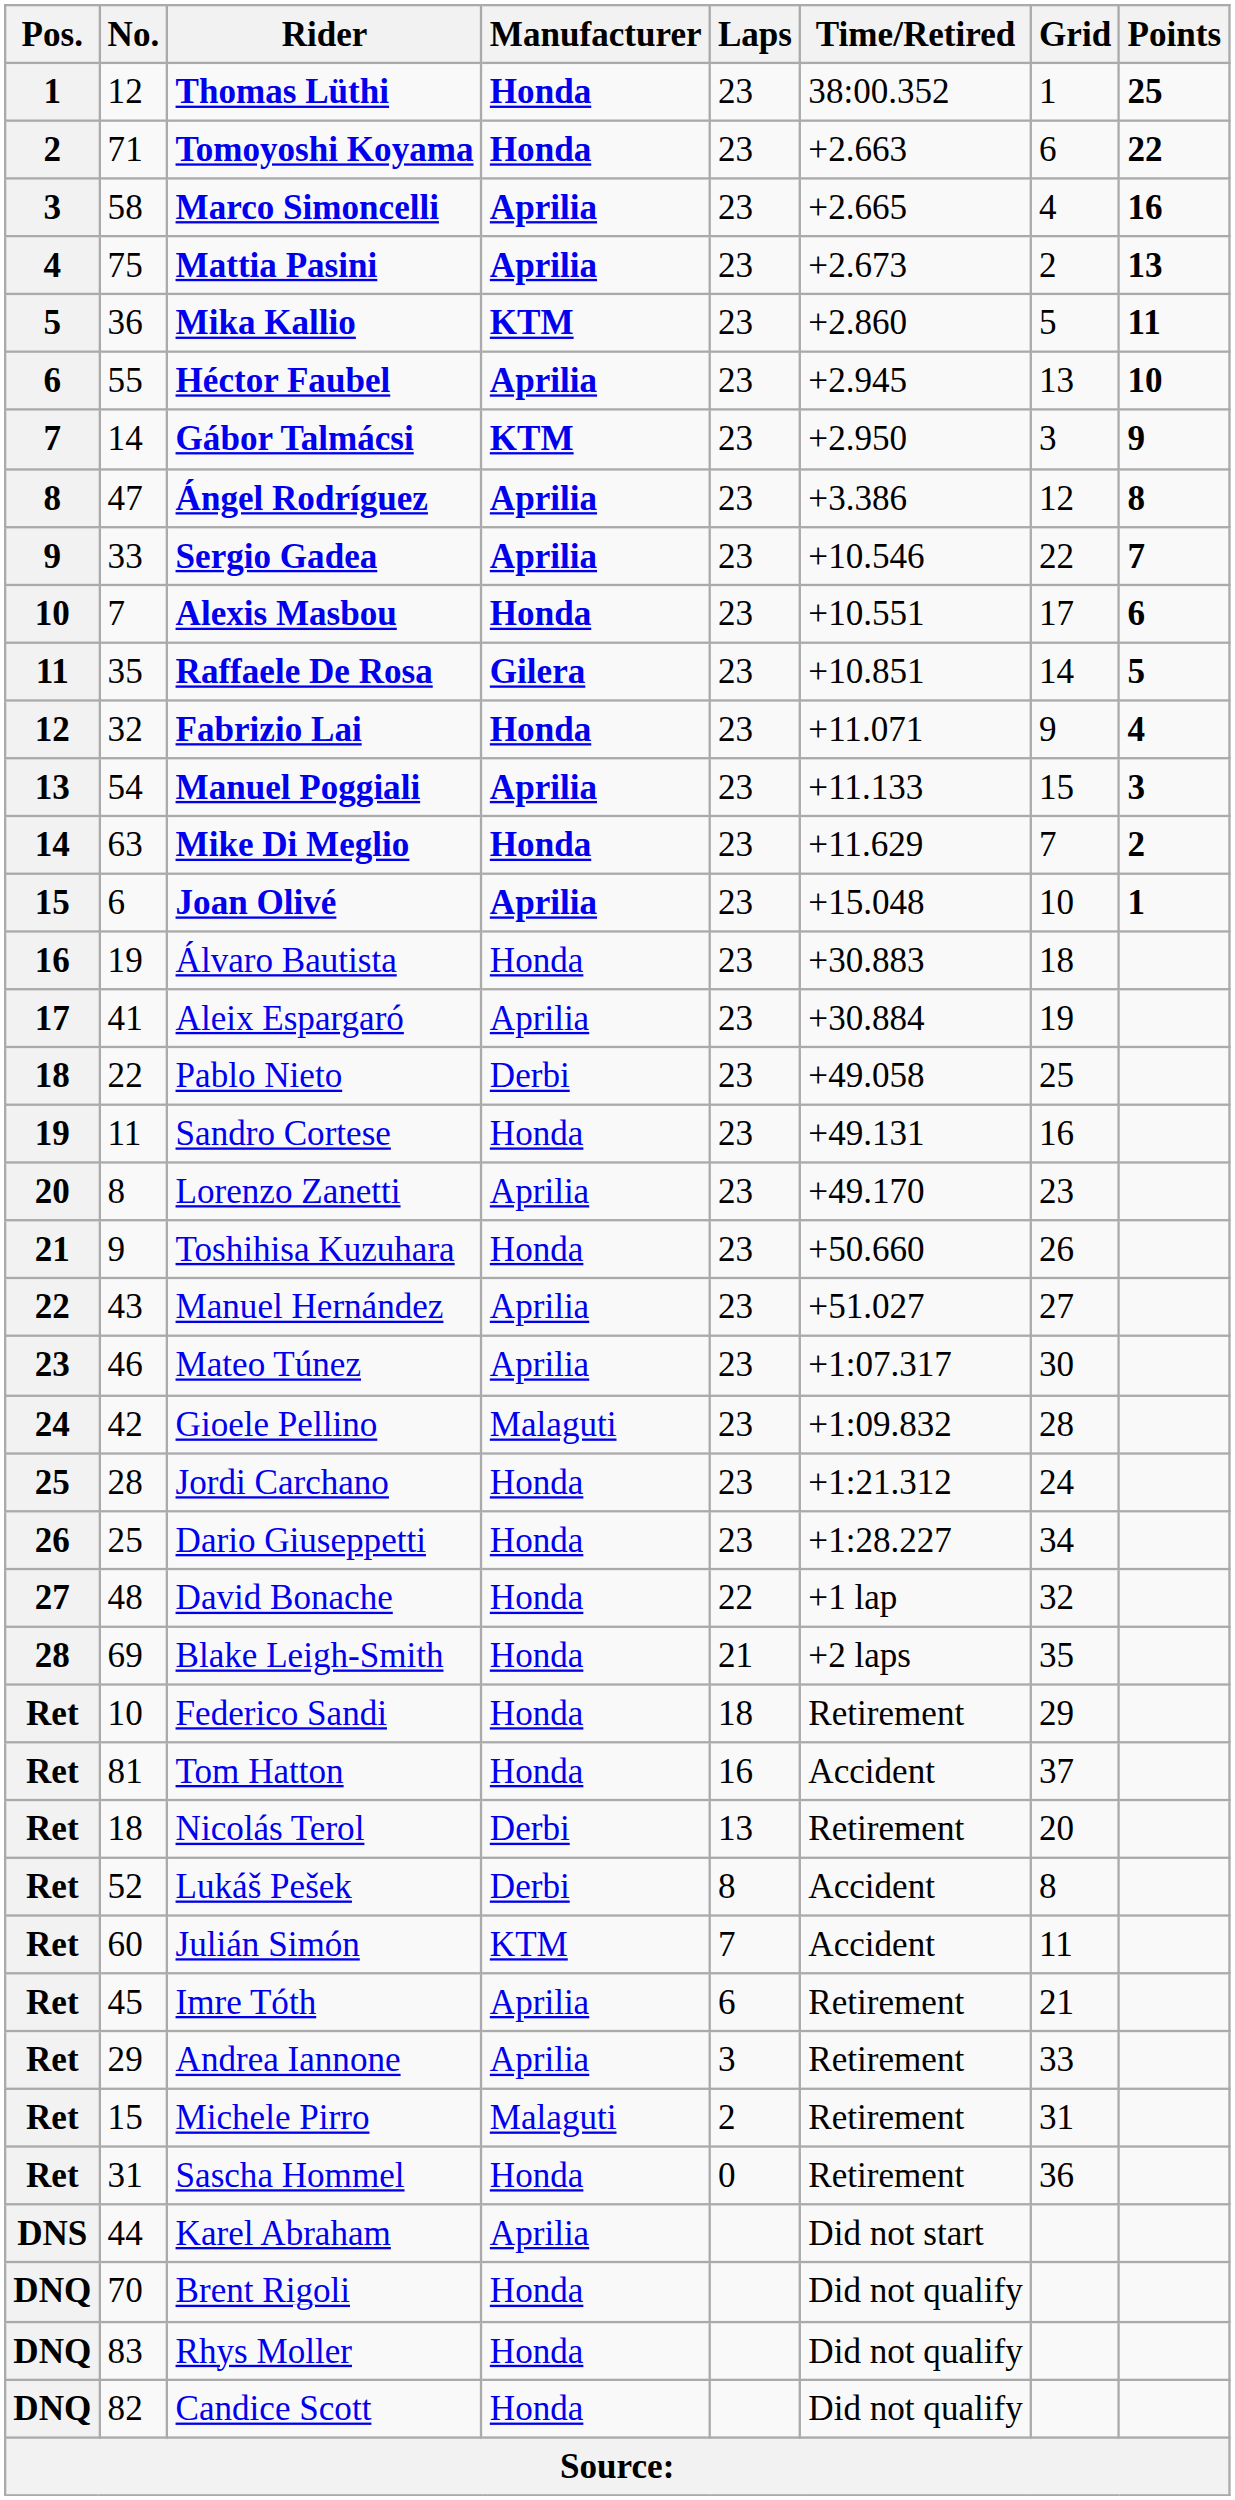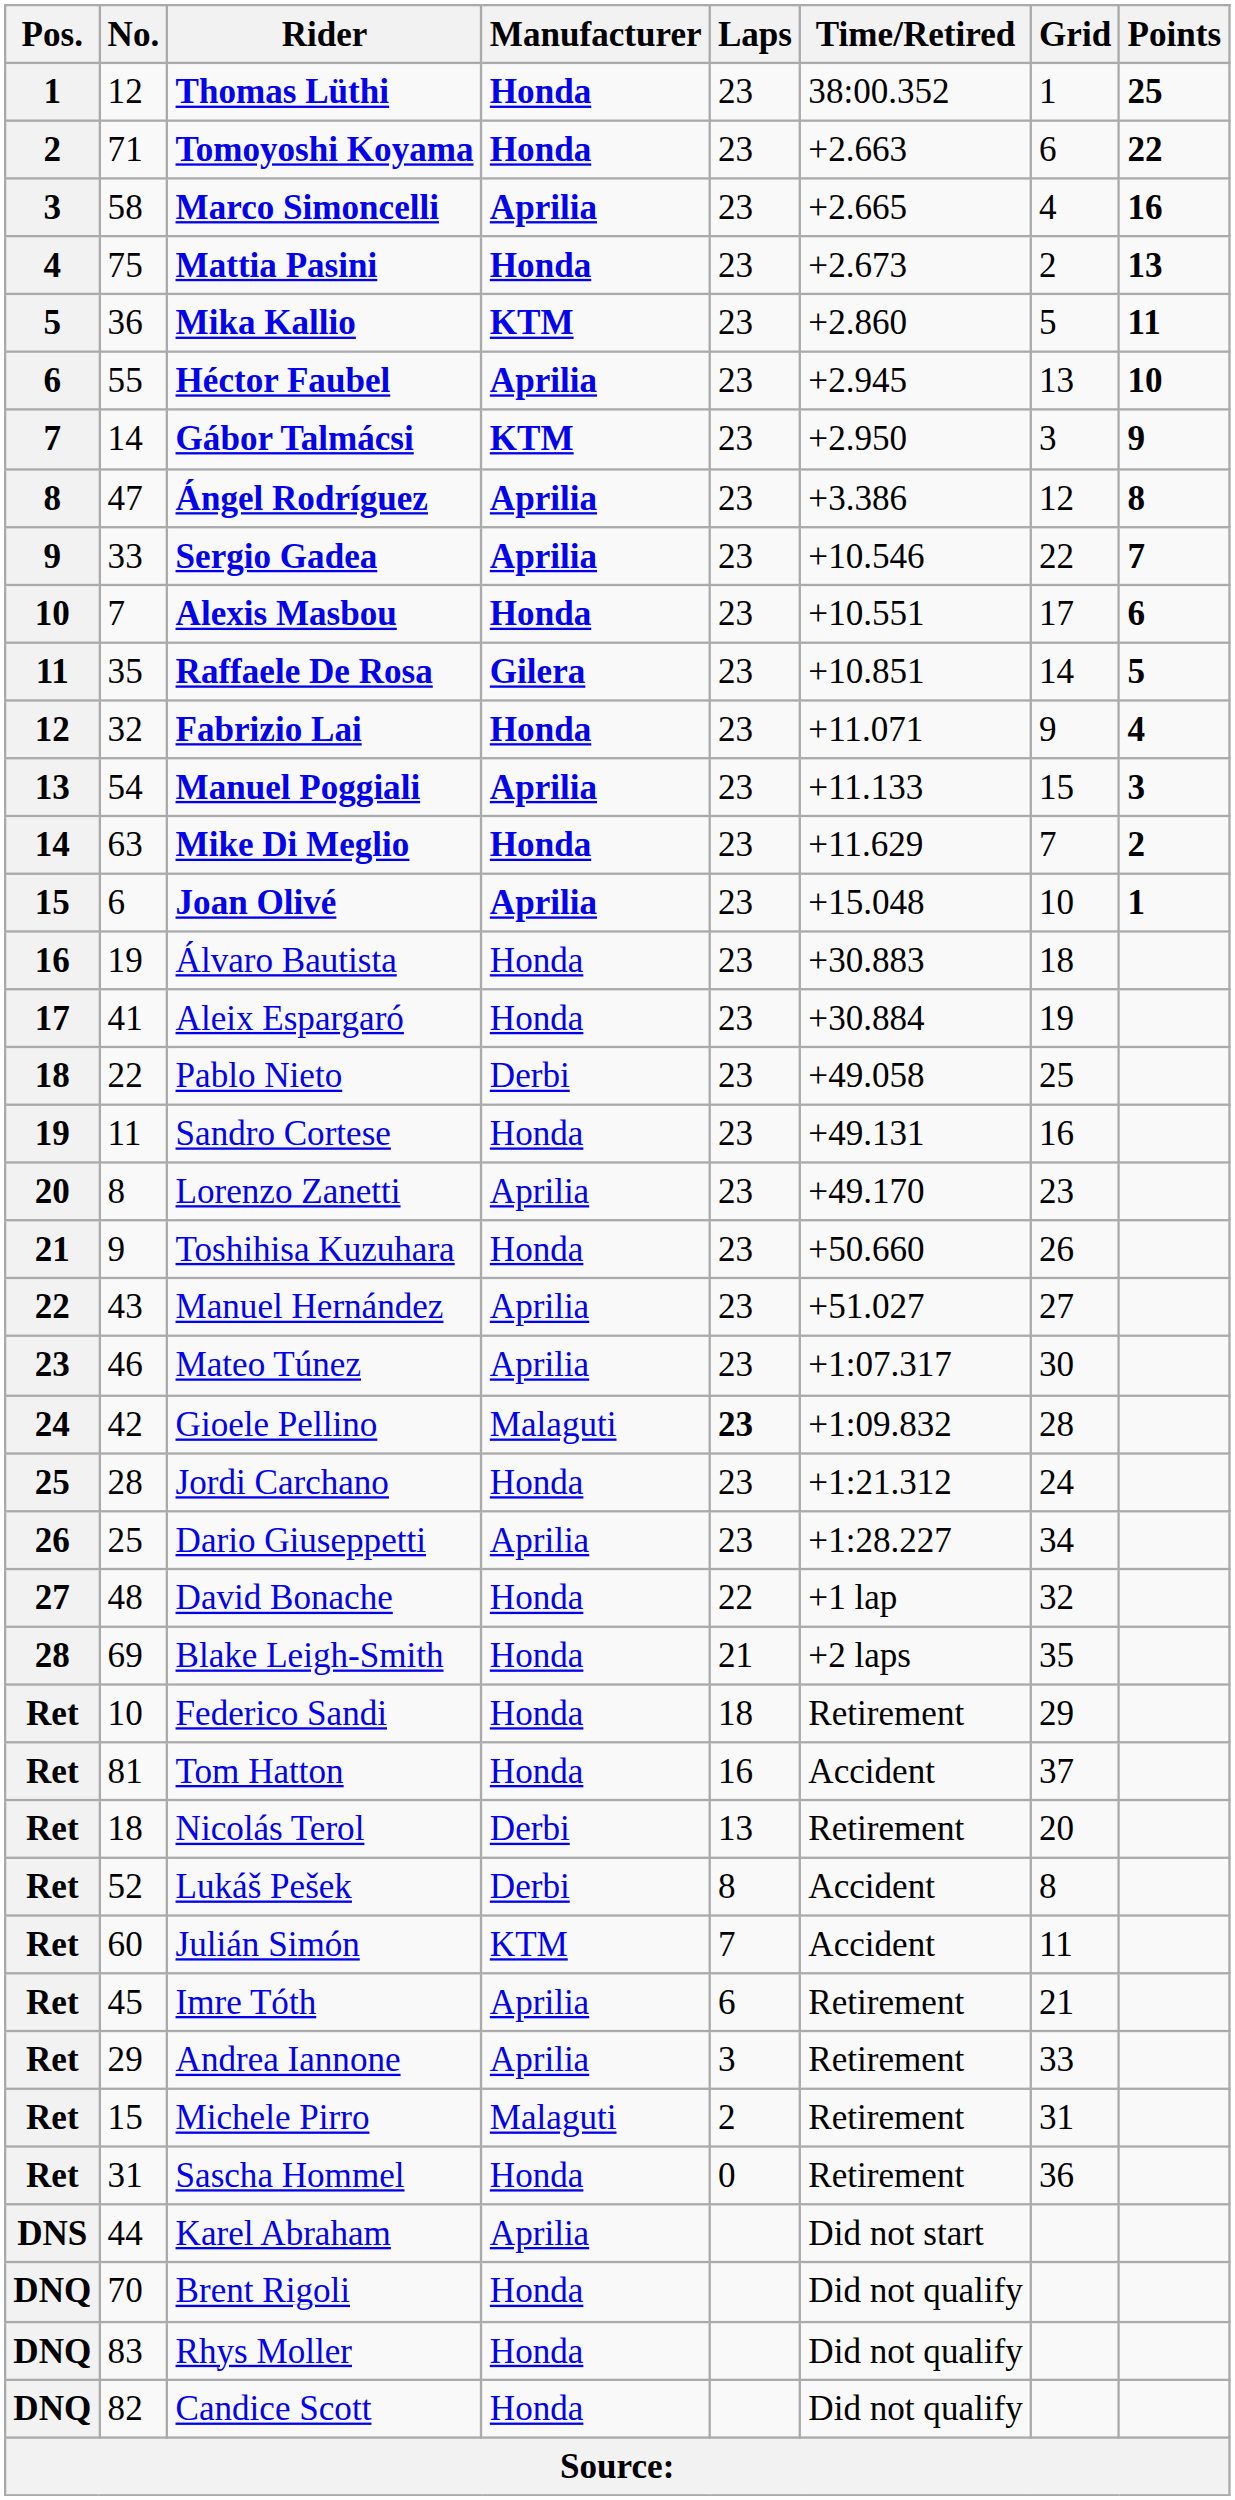(543, 265) Aprilia -> (541, 265) Honda
(540, 1017) Aprilia -> (537, 1017) Honda
(735, 1423) normal -> (735, 1423) bold
(537, 1538) Honda -> (540, 1538) Aprilia
